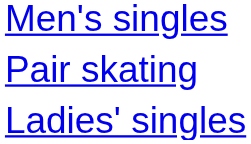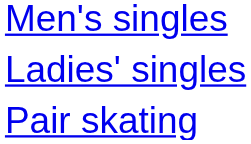rows swapped: (126, 120) <-> (101, 69)
